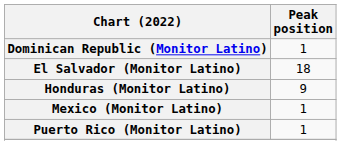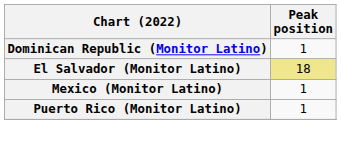(303, 69) no background -> (303, 69) khaki background
- row: (138, 89)
